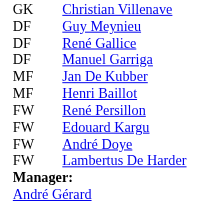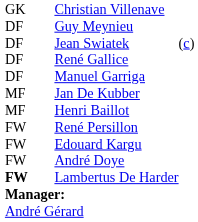+ row: (92, 43)
(24, 160) normal -> (16, 177) bold
